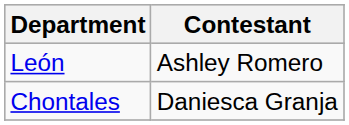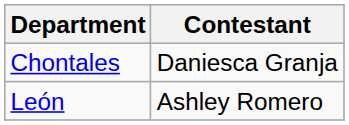rows swapped: (65, 101) <-> (37, 63)
